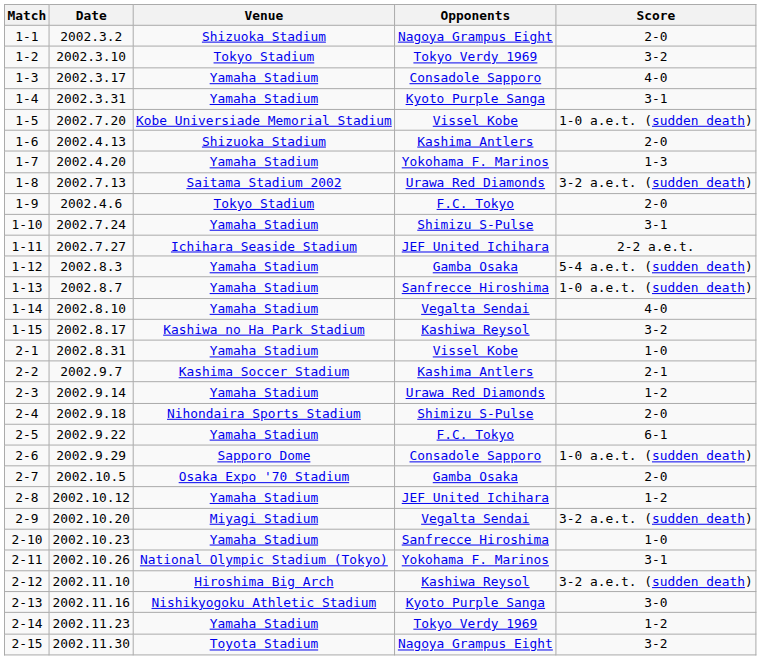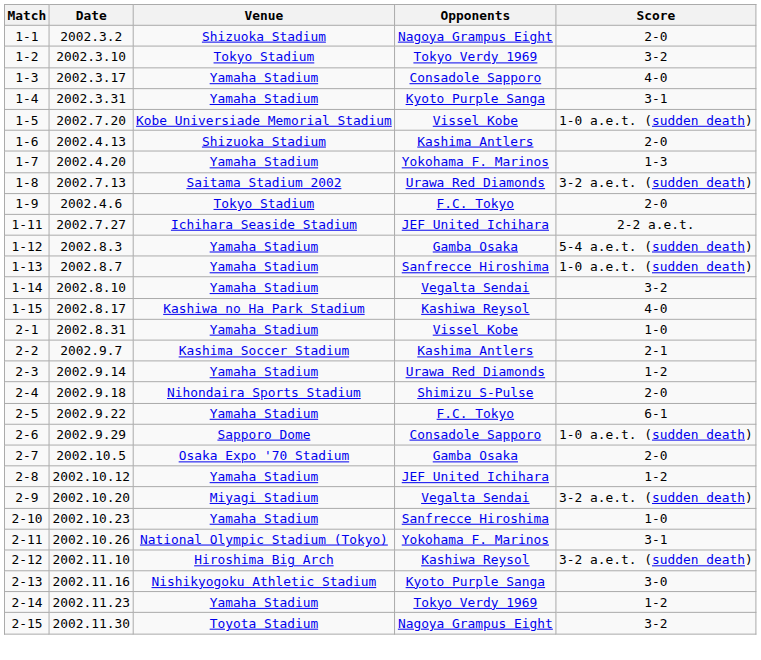- row: (27, 225)
(656, 309) 4-0 -> (656, 288) 3-2
(656, 330) 3-2 -> (656, 309) 4-0
